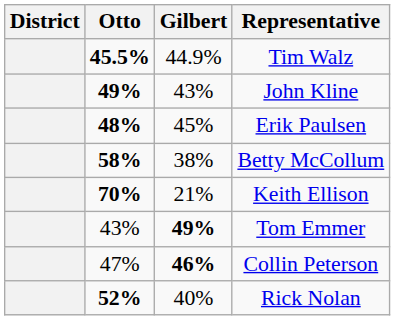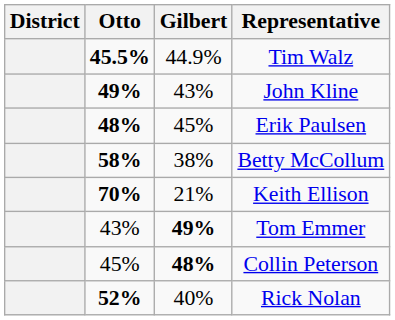(120, 263) 47% -> (120, 263) 45%
(194, 263) 46% -> (194, 263) 48%
